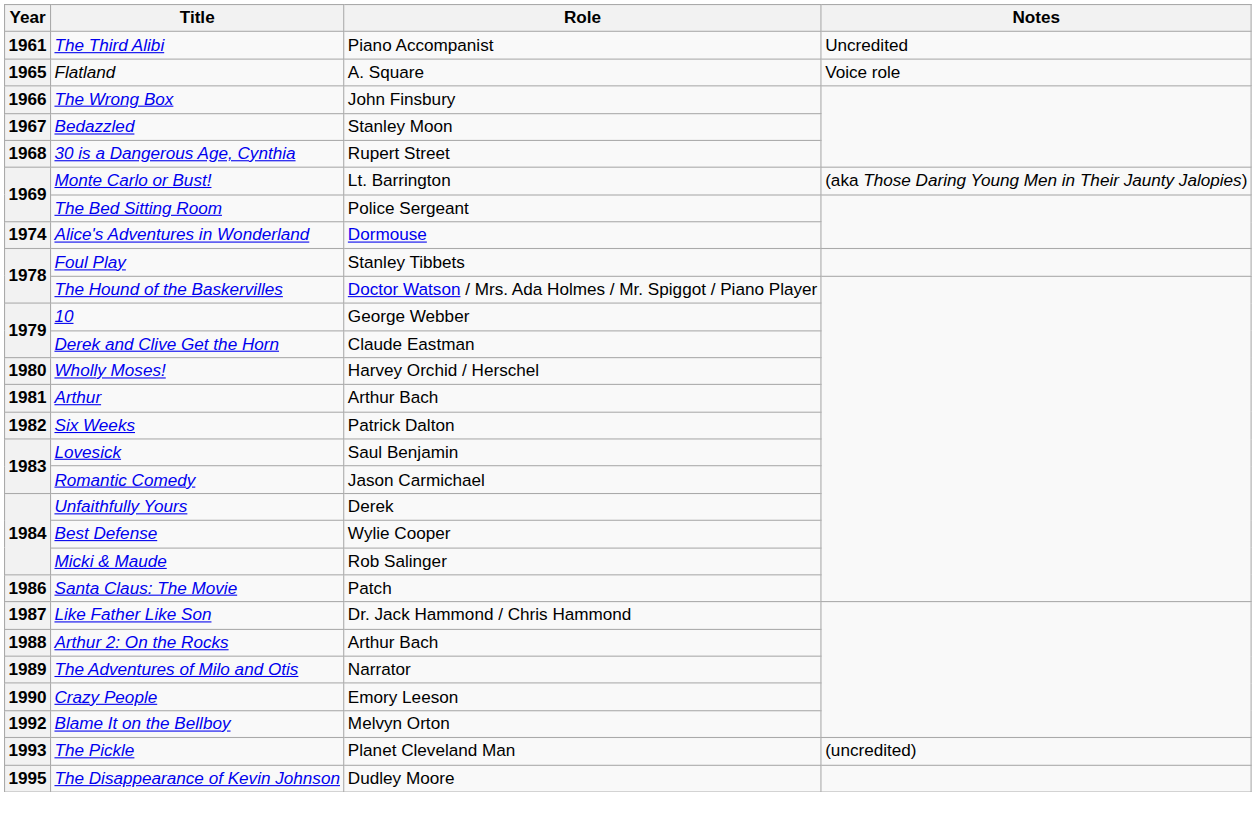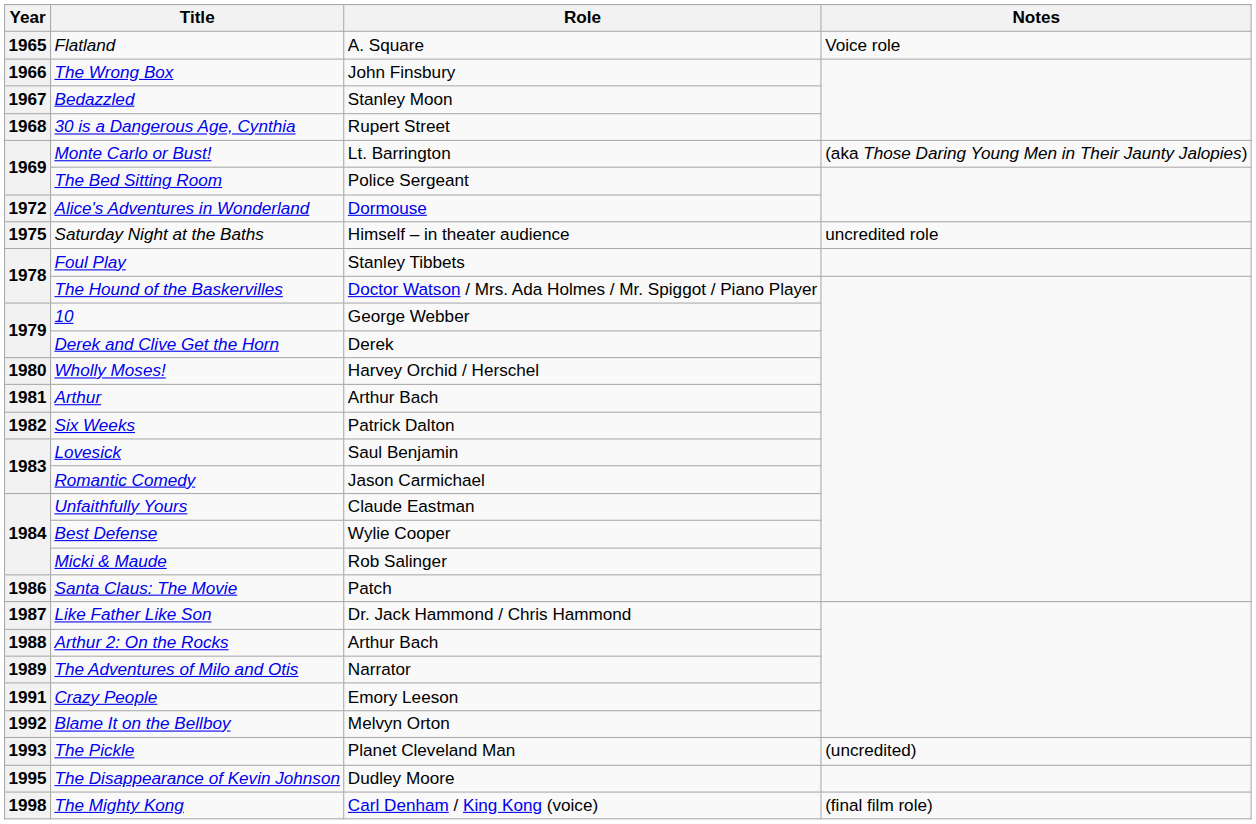- row: (109, 45)
(28, 235) 1974 -> (28, 208) 1972
+ row: (159, 235)
(411, 343) Claude Eastman -> (371, 343) Derek
(371, 506) Derek -> (411, 506) Claude Eastman
(28, 696) 1990 -> (28, 696) 1991
+ row: (119, 805)
